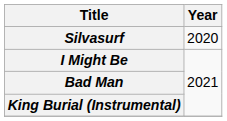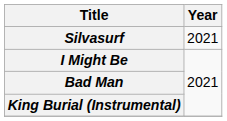(203, 37) 2020 -> (203, 37) 2021
